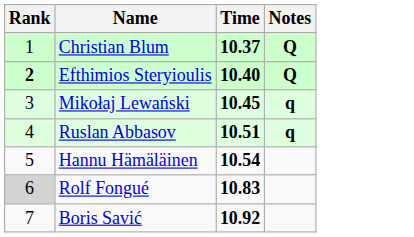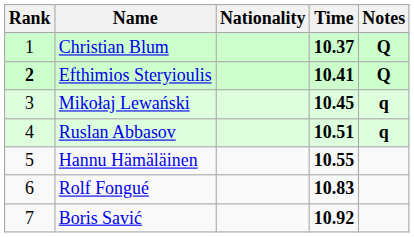+ column: (263, 18)
(240, 75) 10.40 -> (334, 75) 10.41
(240, 160) 10.54 -> (334, 160) 10.55
(30, 189) lightgrey background -> (30, 189) no background
